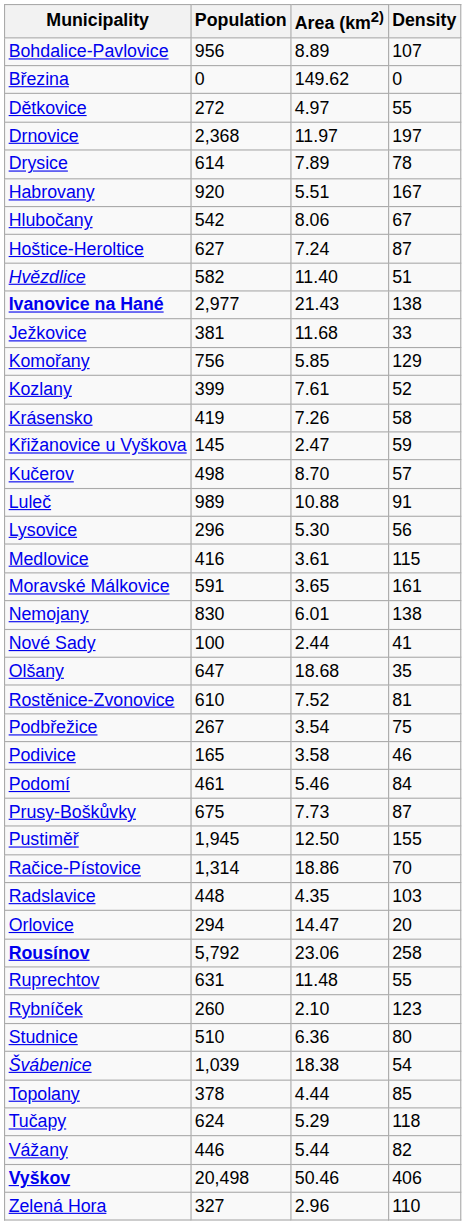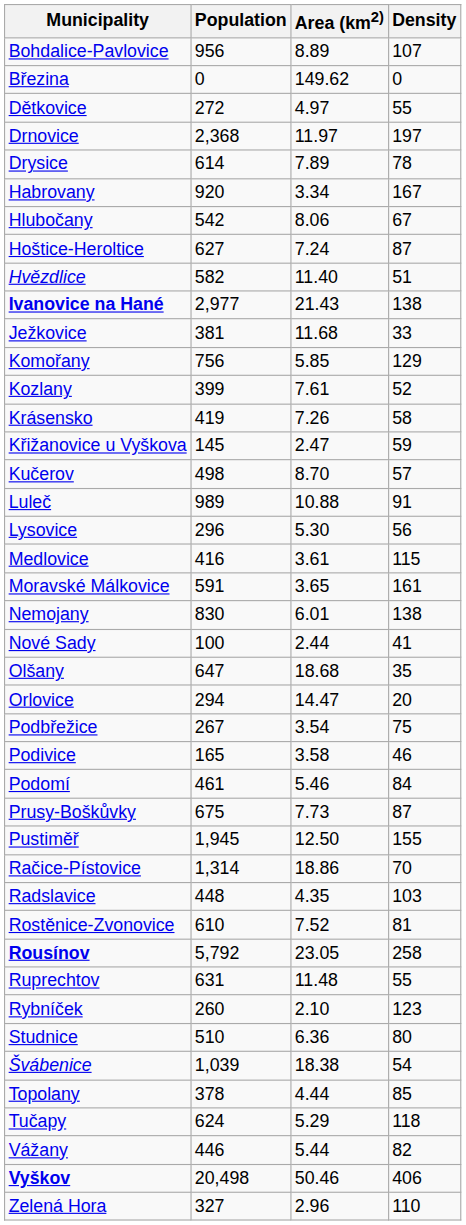(312, 192) 5.51 -> (312, 192) 3.34
rows swapped: (41, 924) <-> (92, 699)
(317, 952) 23.06 -> (317, 952) 23.05
